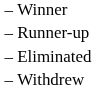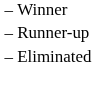- row: (51, 79)
